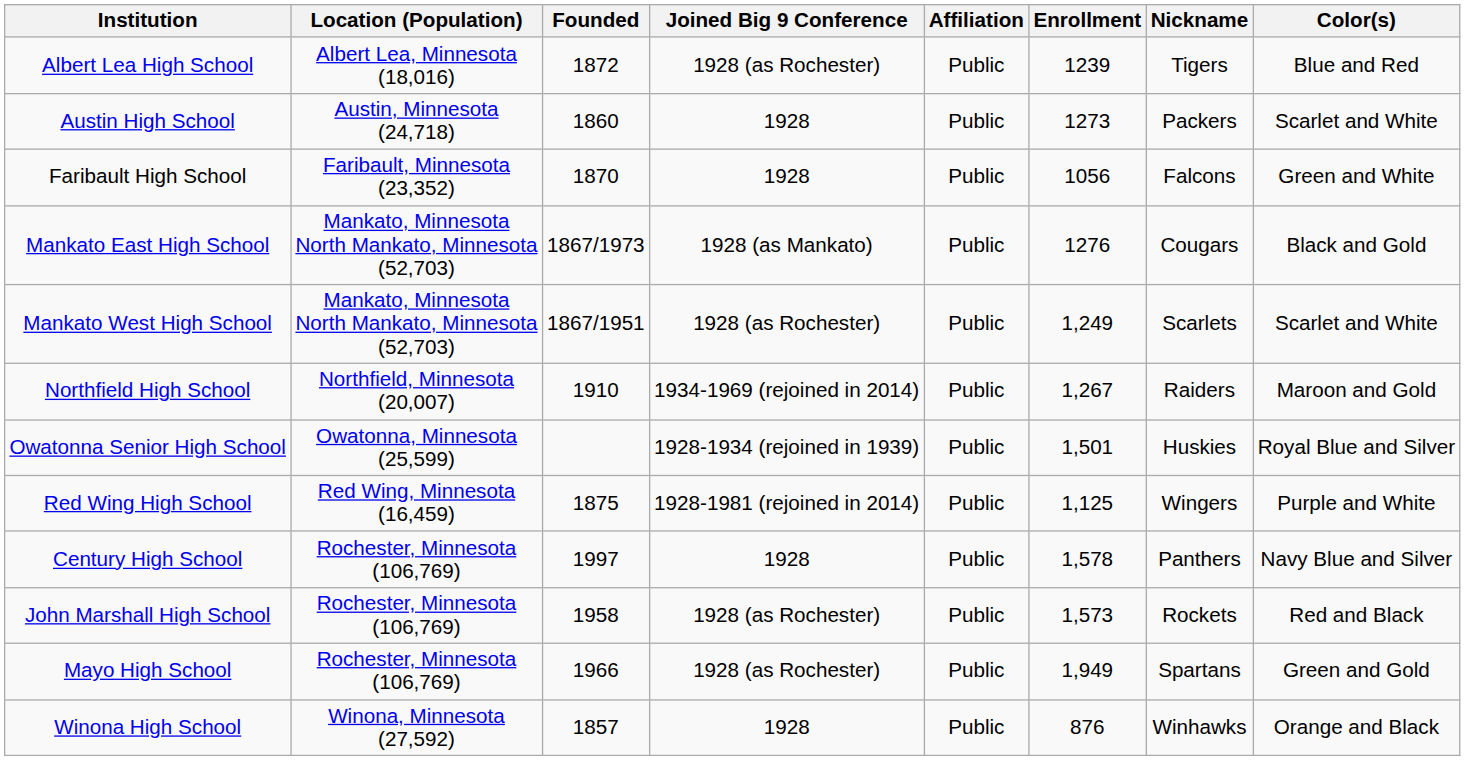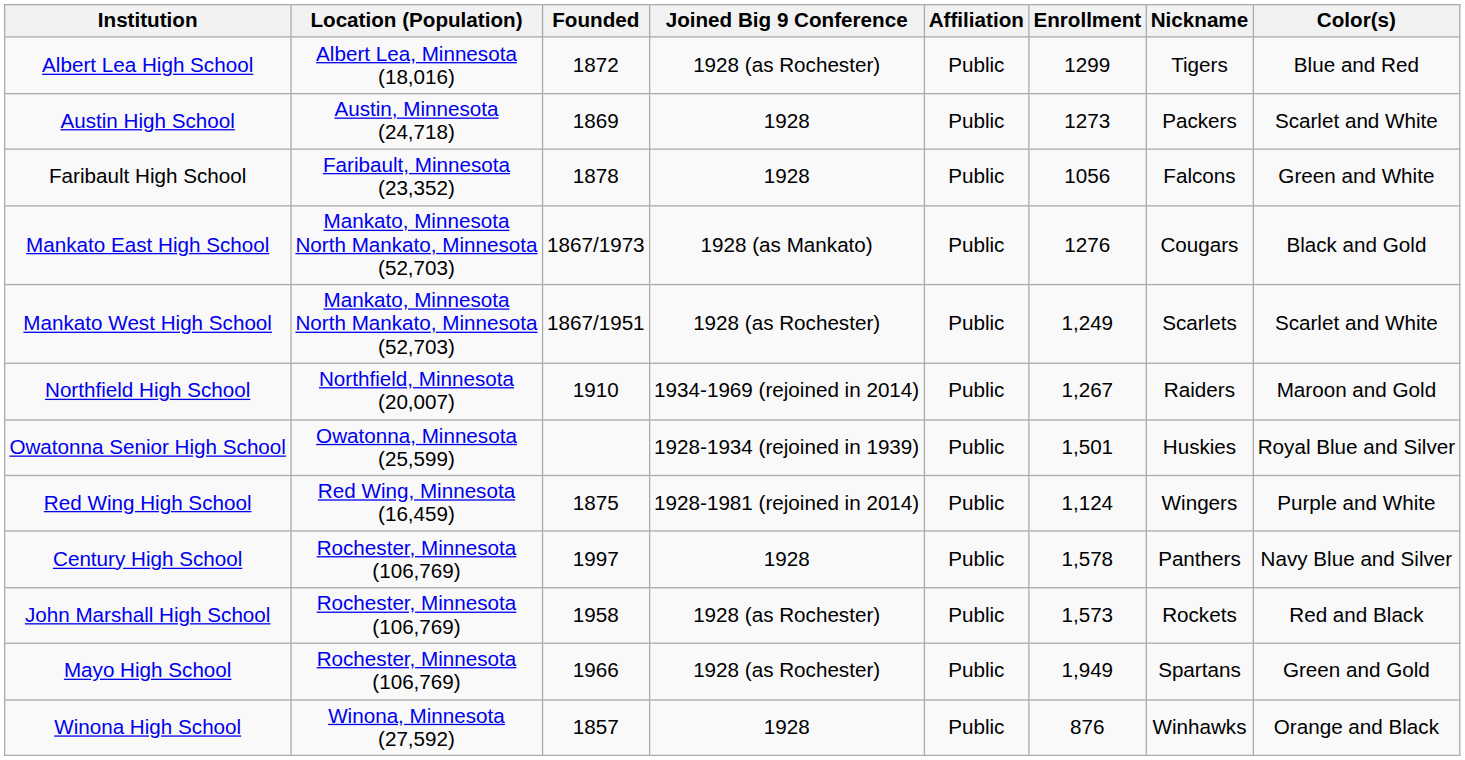(1087, 65) 1239 -> (1087, 65) 1299
(596, 121) 1860 -> (596, 121) 1869
(596, 177) 1870 -> (596, 177) 1878
(1087, 503) 1,125 -> (1087, 503) 1,124
